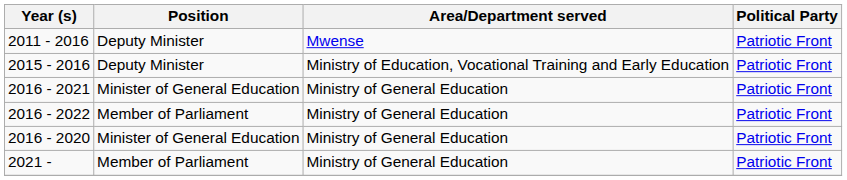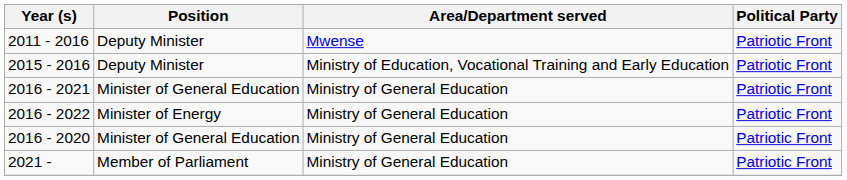(173, 114) Member of Parliament -> (159, 114) Minister of Energy
